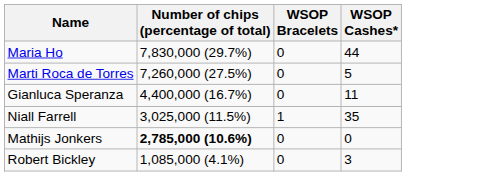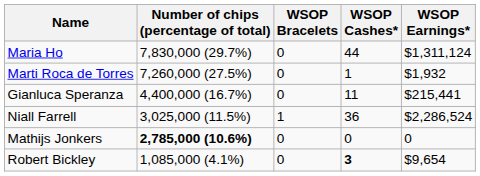+ column: (438, 22)
(348, 73) 5 -> (348, 73) 1
(352, 116) 35 -> (352, 116) 36
(348, 159) normal -> (348, 159) bold
